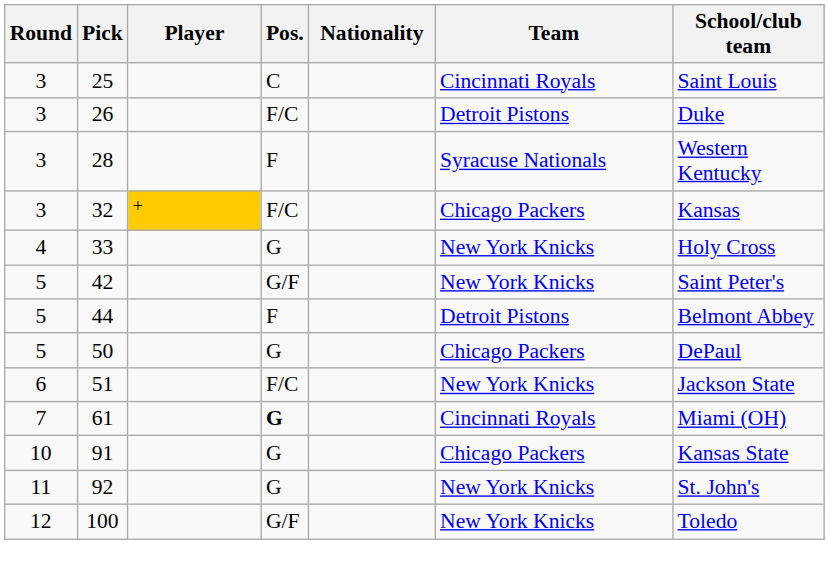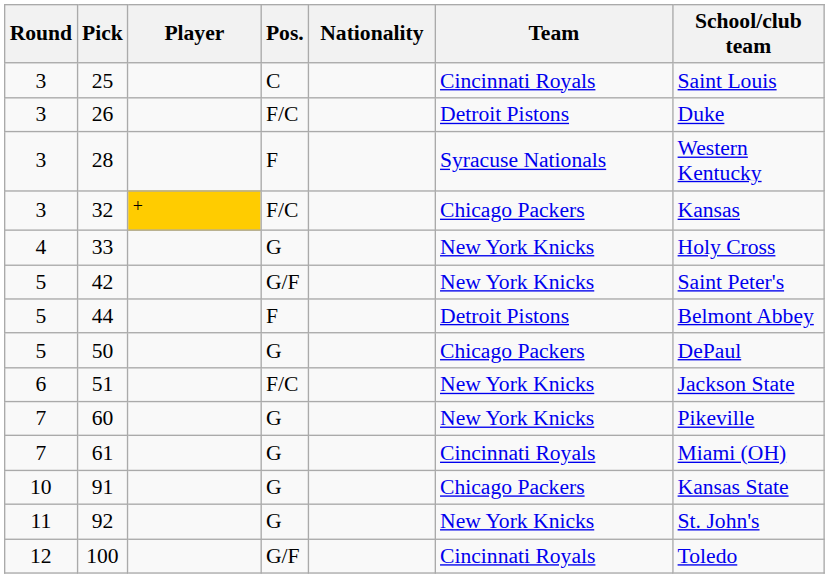+ row: (102, 418)
(274, 418) bold -> (274, 452) normal
(517, 521) New York Knicks -> (518, 555) Cincinnati Royals
